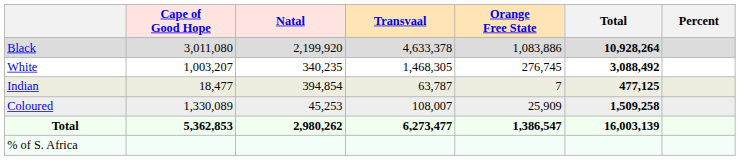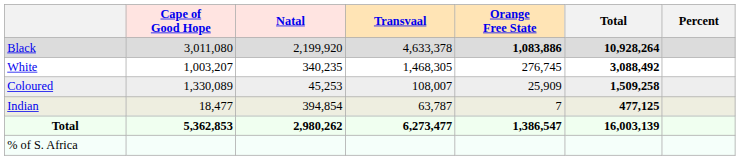(537, 47) normal -> (537, 47) bold
rows swapped: (30, 106) <-> (23, 86)
